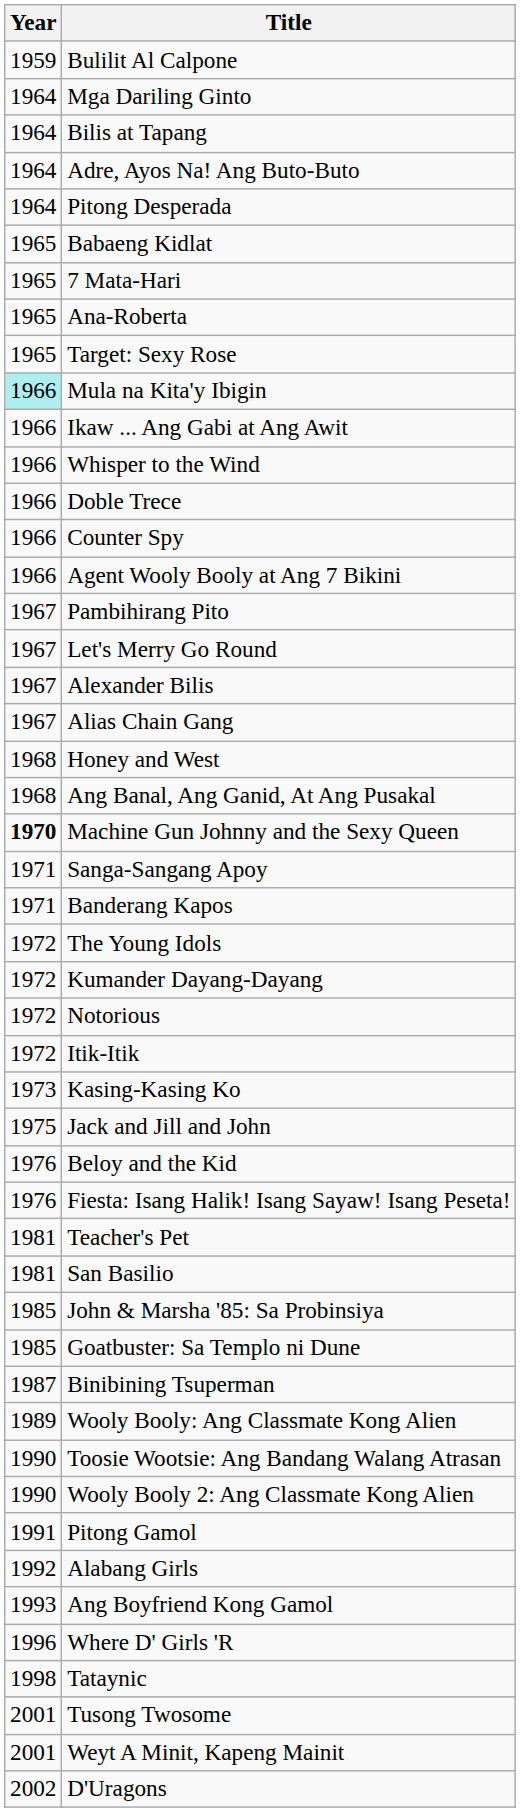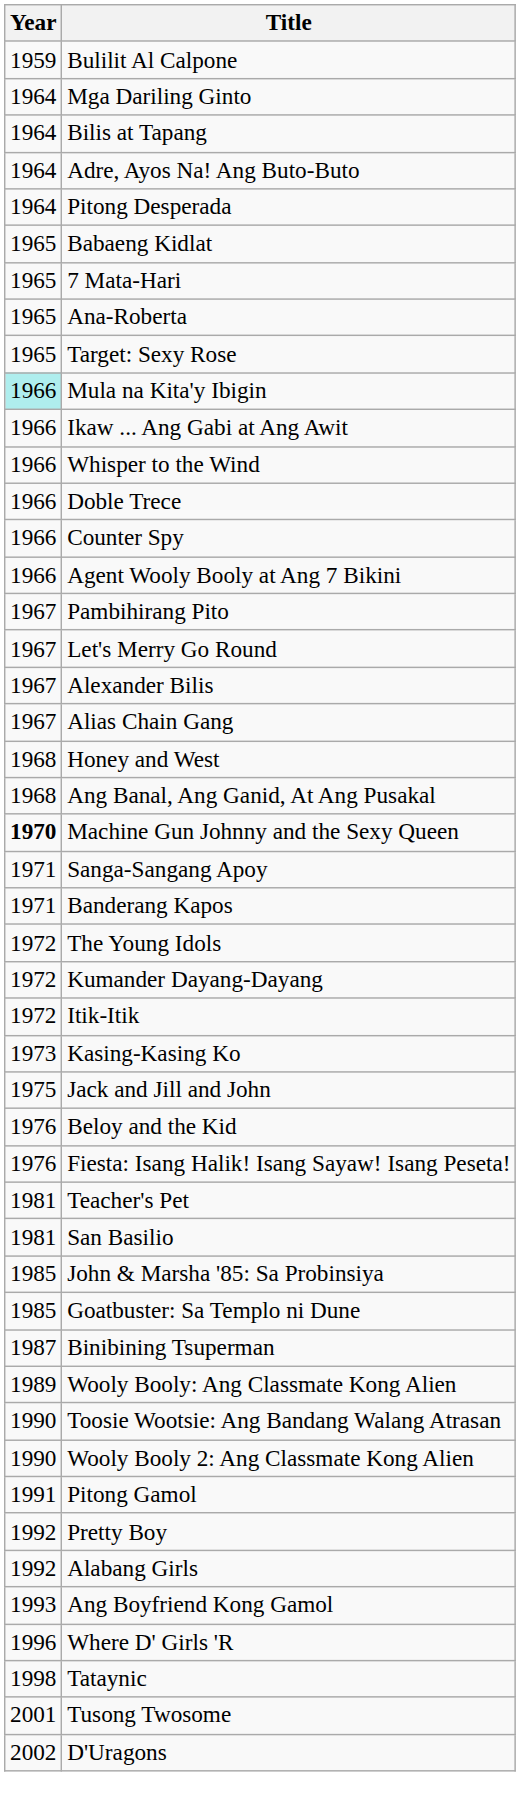- row: (114, 1016)
+ row: (117, 1531)
- row: (206, 1752)
